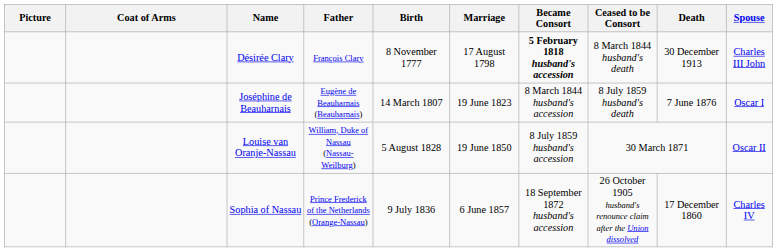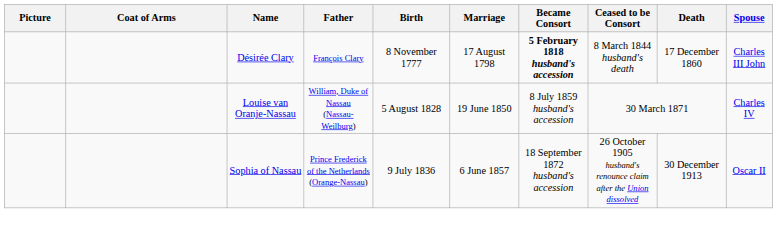(692, 57) 30 December 1913 -> (692, 57) 17 December 1860
- row: (265, 102)
(749, 147) Oscar II -> (749, 108) Charles IV
(692, 210) 17 December 1860 -> (692, 170) 30 December 1913
(749, 210) Charles IV -> (749, 170) Oscar II
